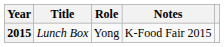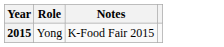- column: (62, 14)
